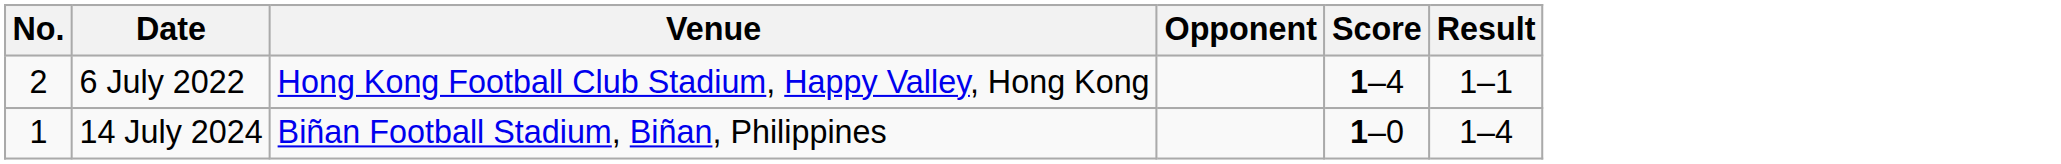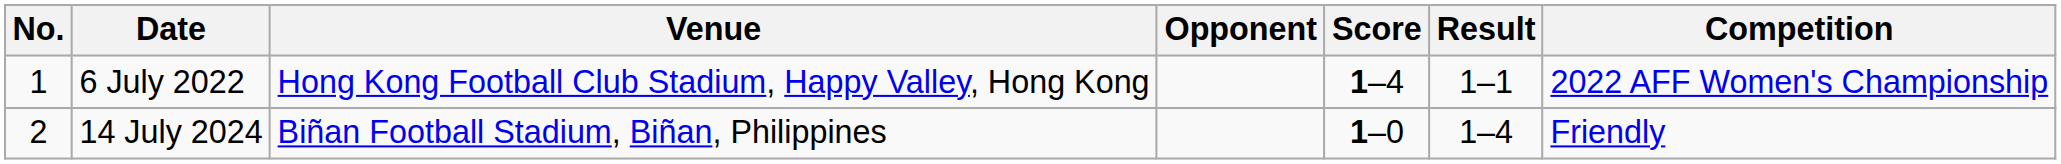+ column: (1799, 30)
(38, 81) 2 -> (38, 81) 1
(38, 132) 1 -> (38, 132) 2
